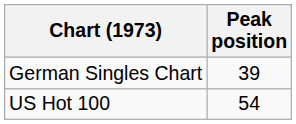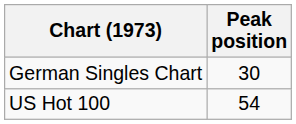(249, 72) 39 -> (249, 72) 30
